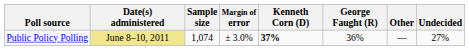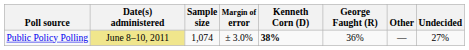(270, 38) 37% -> (270, 38) 38%
